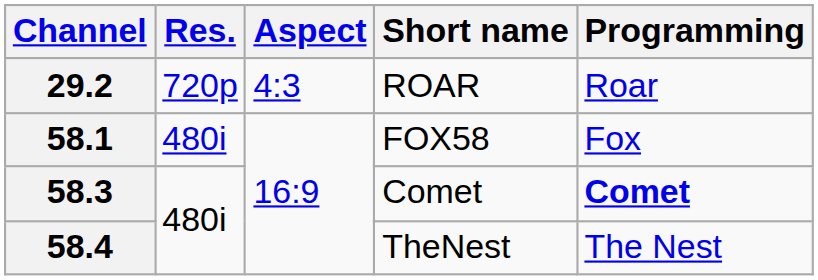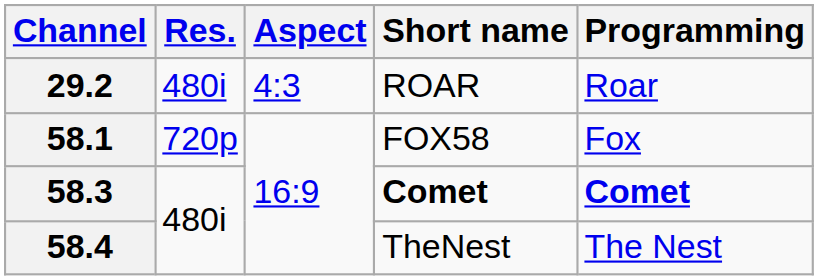(200, 85) 720p -> (194, 85) 480i
(194, 138) 480i -> (200, 138) 720p
(432, 192) normal -> (435, 192) bold
